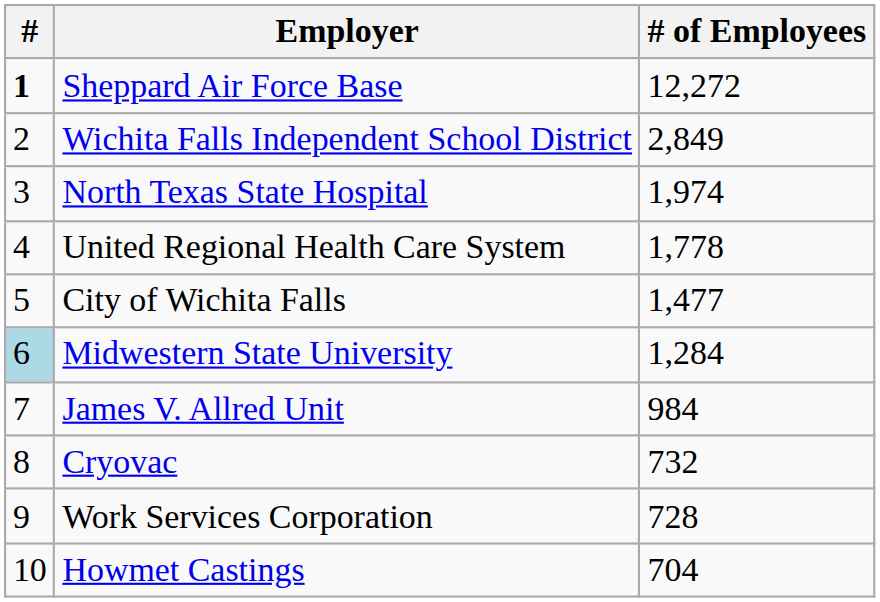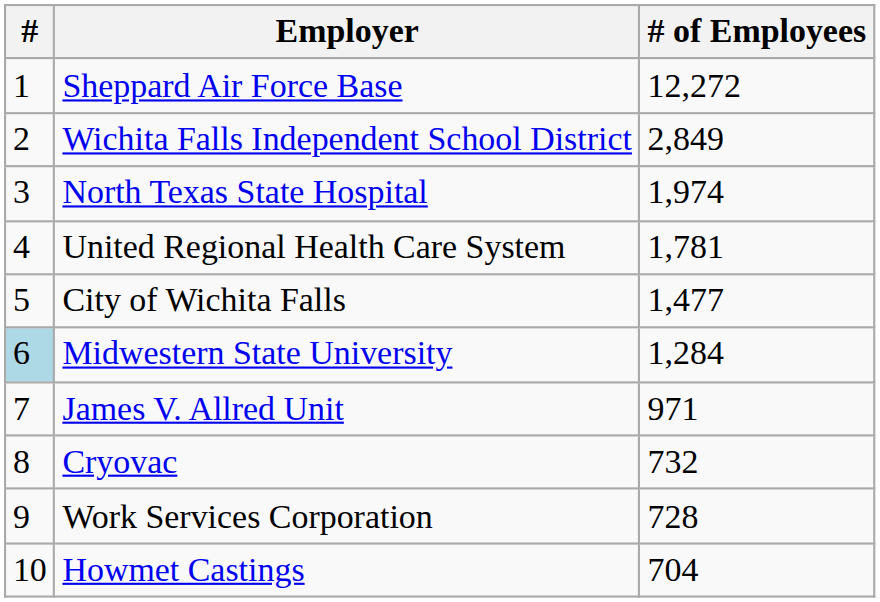(21, 85) bold -> (21, 85) normal
(686, 246) 1,778 -> (686, 246) 1,781
(673, 407) 984 -> (673, 407) 971
